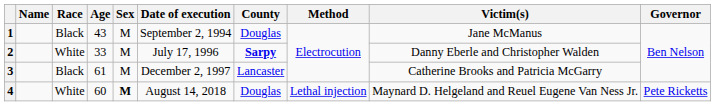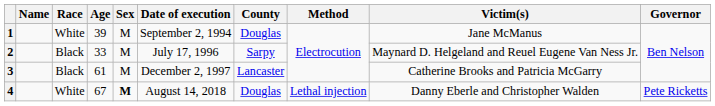(70, 33) Black -> (70, 33) White
(100, 33) 43 -> (100, 33) 39
(70, 52) White -> (70, 52) Black
(261, 52) bold -> (261, 52) normal
(505, 52) Danny Eberle and Christopher Walden -> (505, 52) Maynard D. Helgeland and Reuel Eugene Van Ness Jr.
(100, 91) 60 -> (100, 91) 67
(505, 91) Maynard D. Helgeland and Reuel Eugene Van Ness Jr. -> (505, 91) Danny Eberle and Christopher Walden
